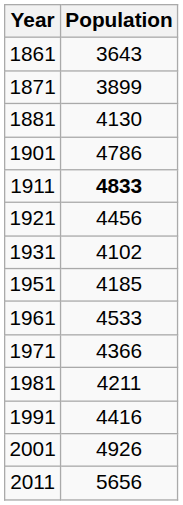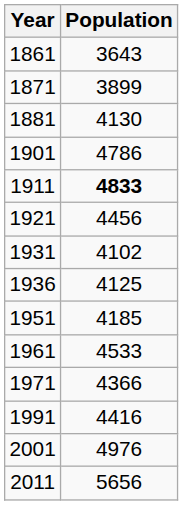+ row: (33, 284)
- row: (33, 383)
(119, 449) 4926 -> (119, 449) 4976
